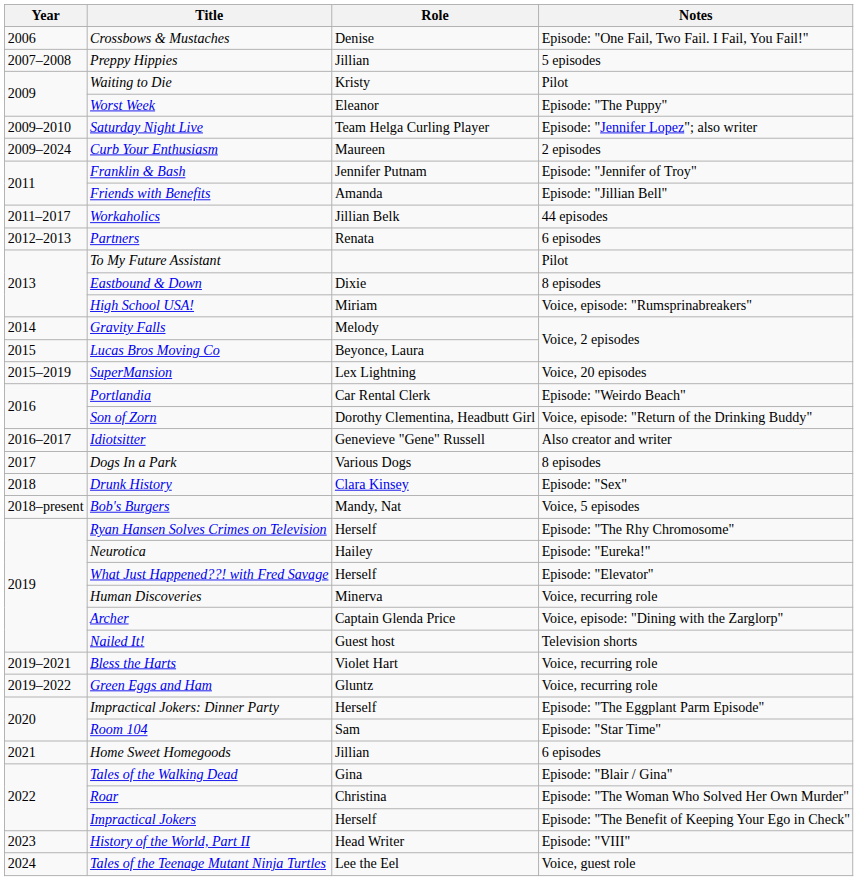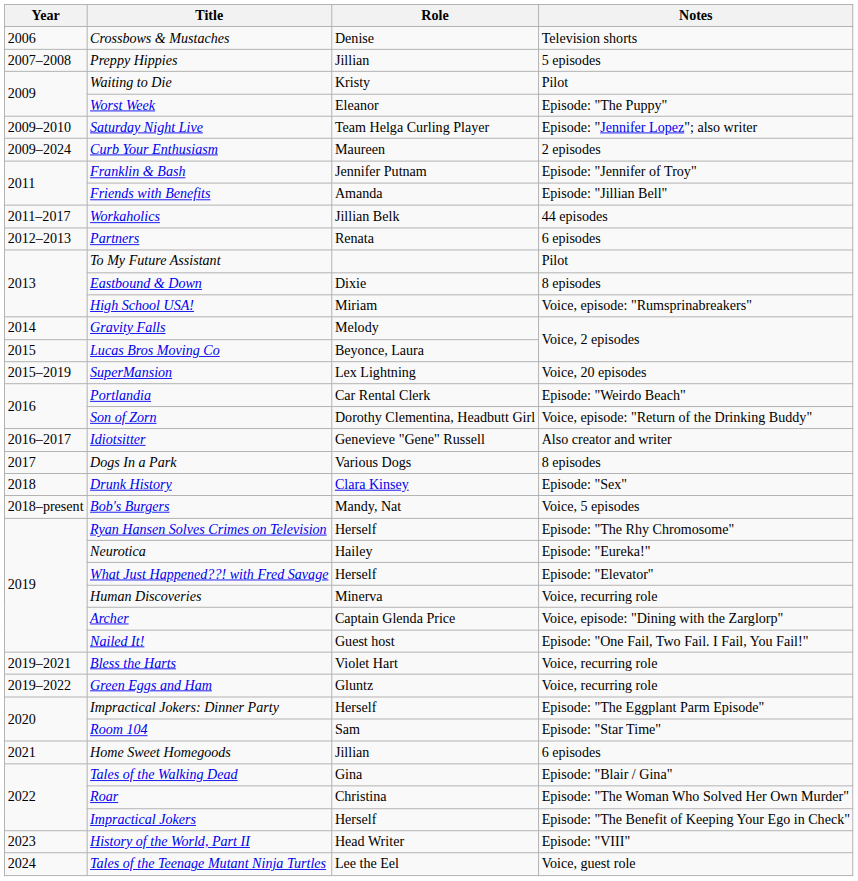(675, 37) Episode: "One Fail, Two Fail. I Fail, You Fail!" -> (589, 37) Television shorts
(589, 640) Television shorts -> (675, 640) Episode: "One Fail, Two Fail. I Fail, You Fail!"
